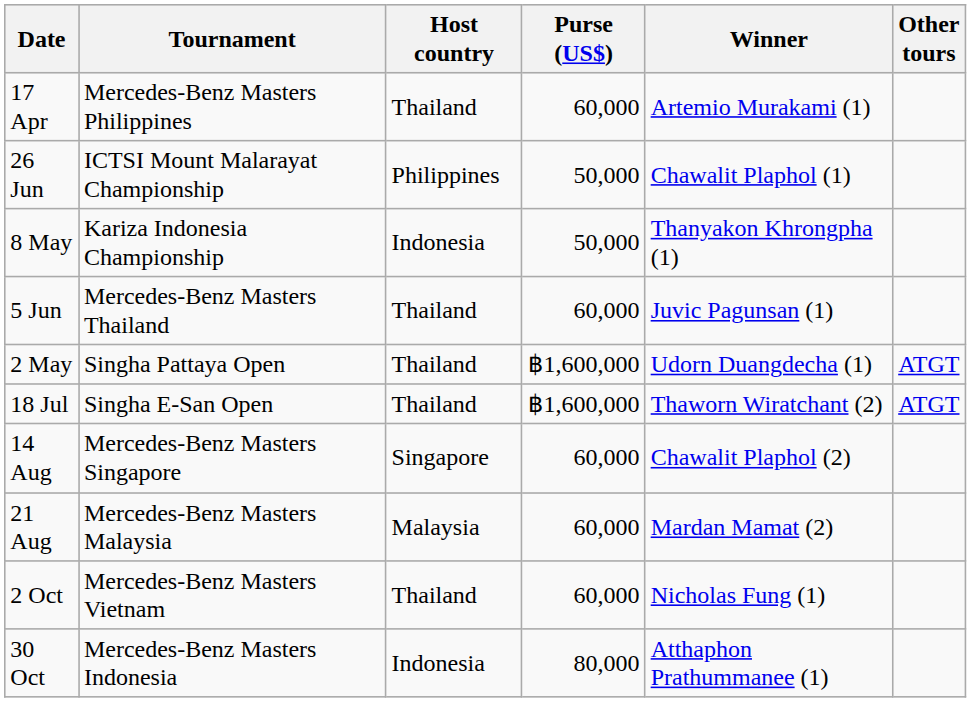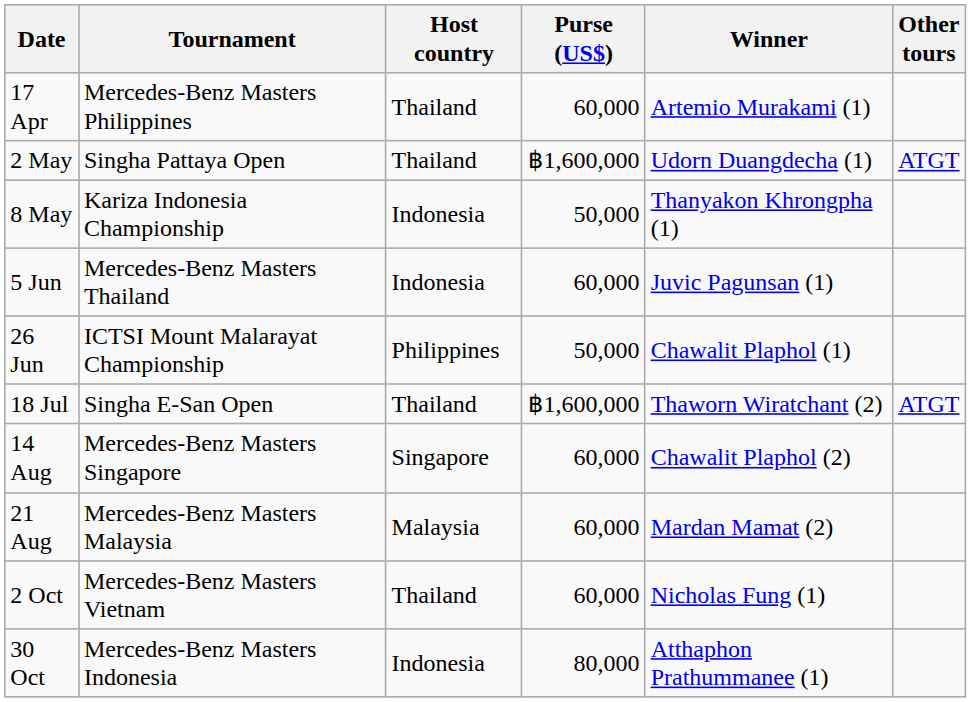rows swapped: (41, 364) <-> (27, 174)
(434, 310) Thailand -> (438, 282) Indonesia
